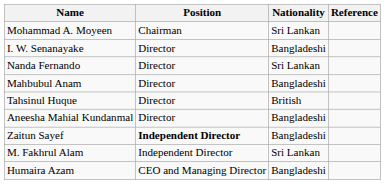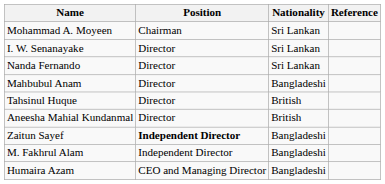(299, 48) Bangladeshi -> (296, 48) Sri Lankan
(299, 118) Bangladeshi -> (286, 118) British
(296, 153) Sri Lankan -> (299, 153) Bangladeshi
